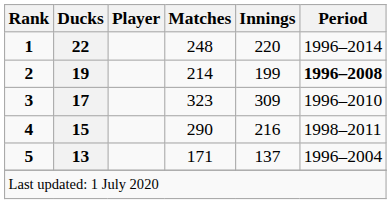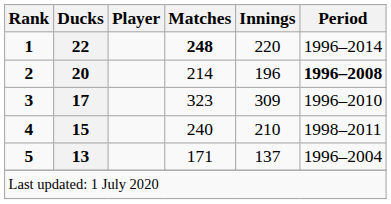(200, 45) normal -> (200, 45) bold
(81, 73) 19 -> (81, 73) 20
(267, 73) 199 -> (267, 73) 196
(200, 128) 290 -> (200, 128) 240
(267, 128) 216 -> (267, 128) 210
